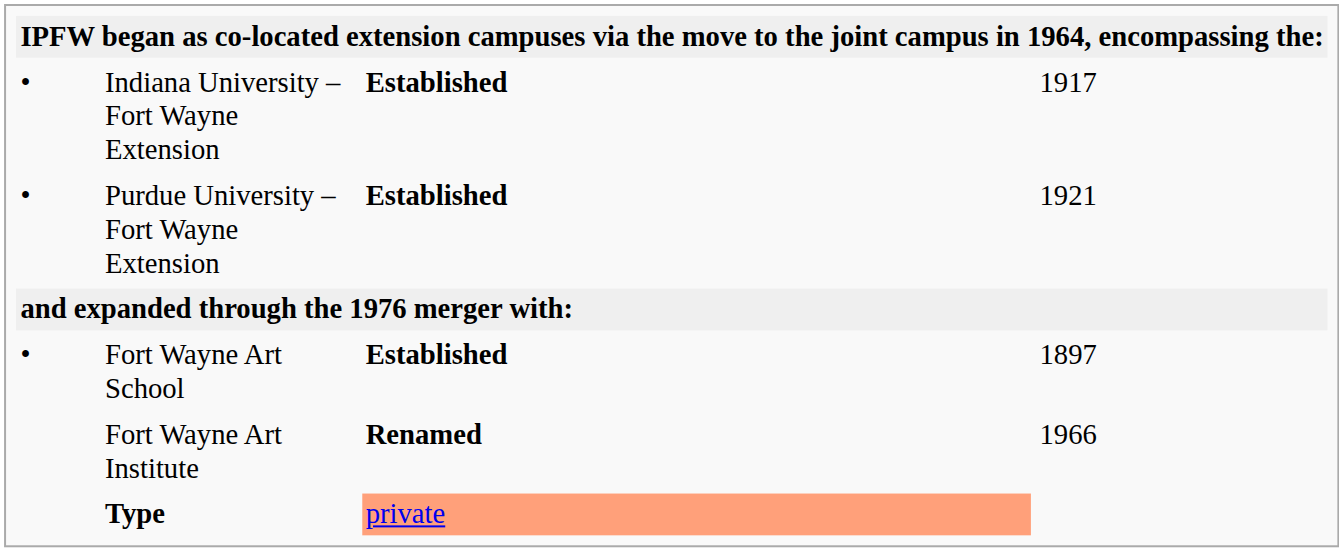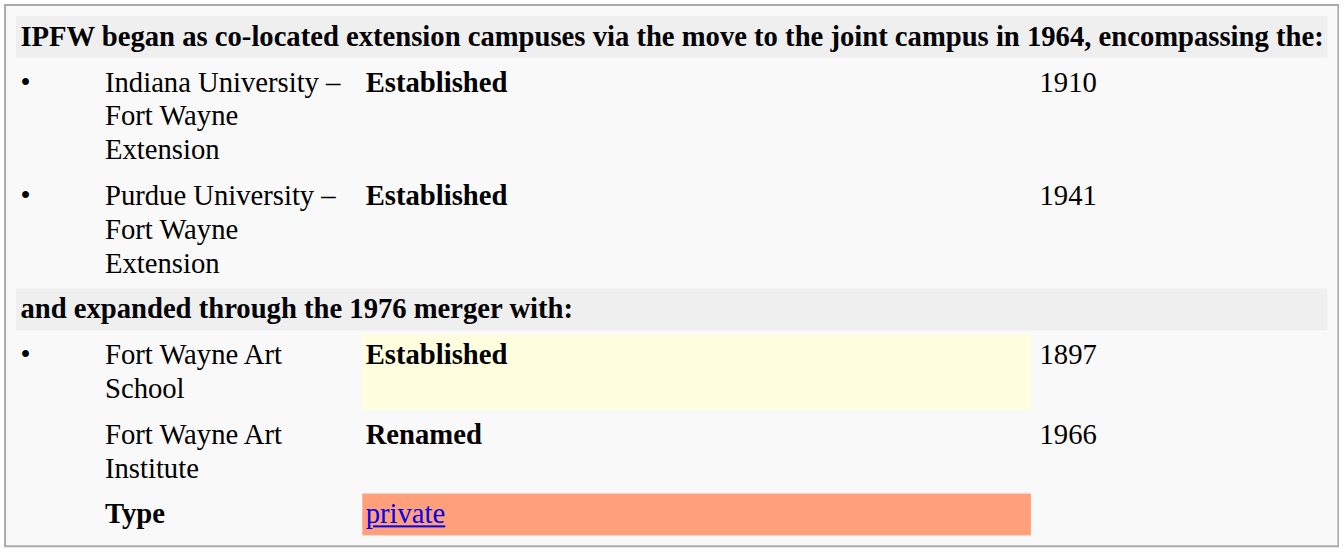(1068, 81) 1917 -> (1068, 81) 1910
(1068, 195) 1921 -> (1068, 195) 1941
(437, 354) no background -> (437, 354) lightyellow background
